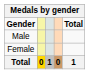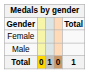rows swapped: (21, 37) <-> (21, 49)
